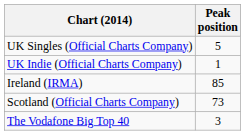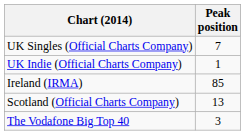(218, 45) 5 -> (218, 45) 7
(218, 102) 73 -> (218, 102) 13
